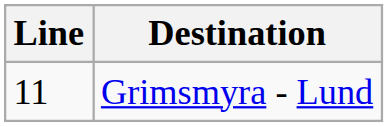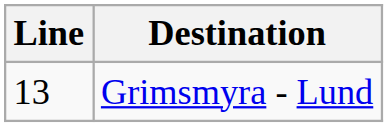(31, 90) 11 -> (32, 90) 13
